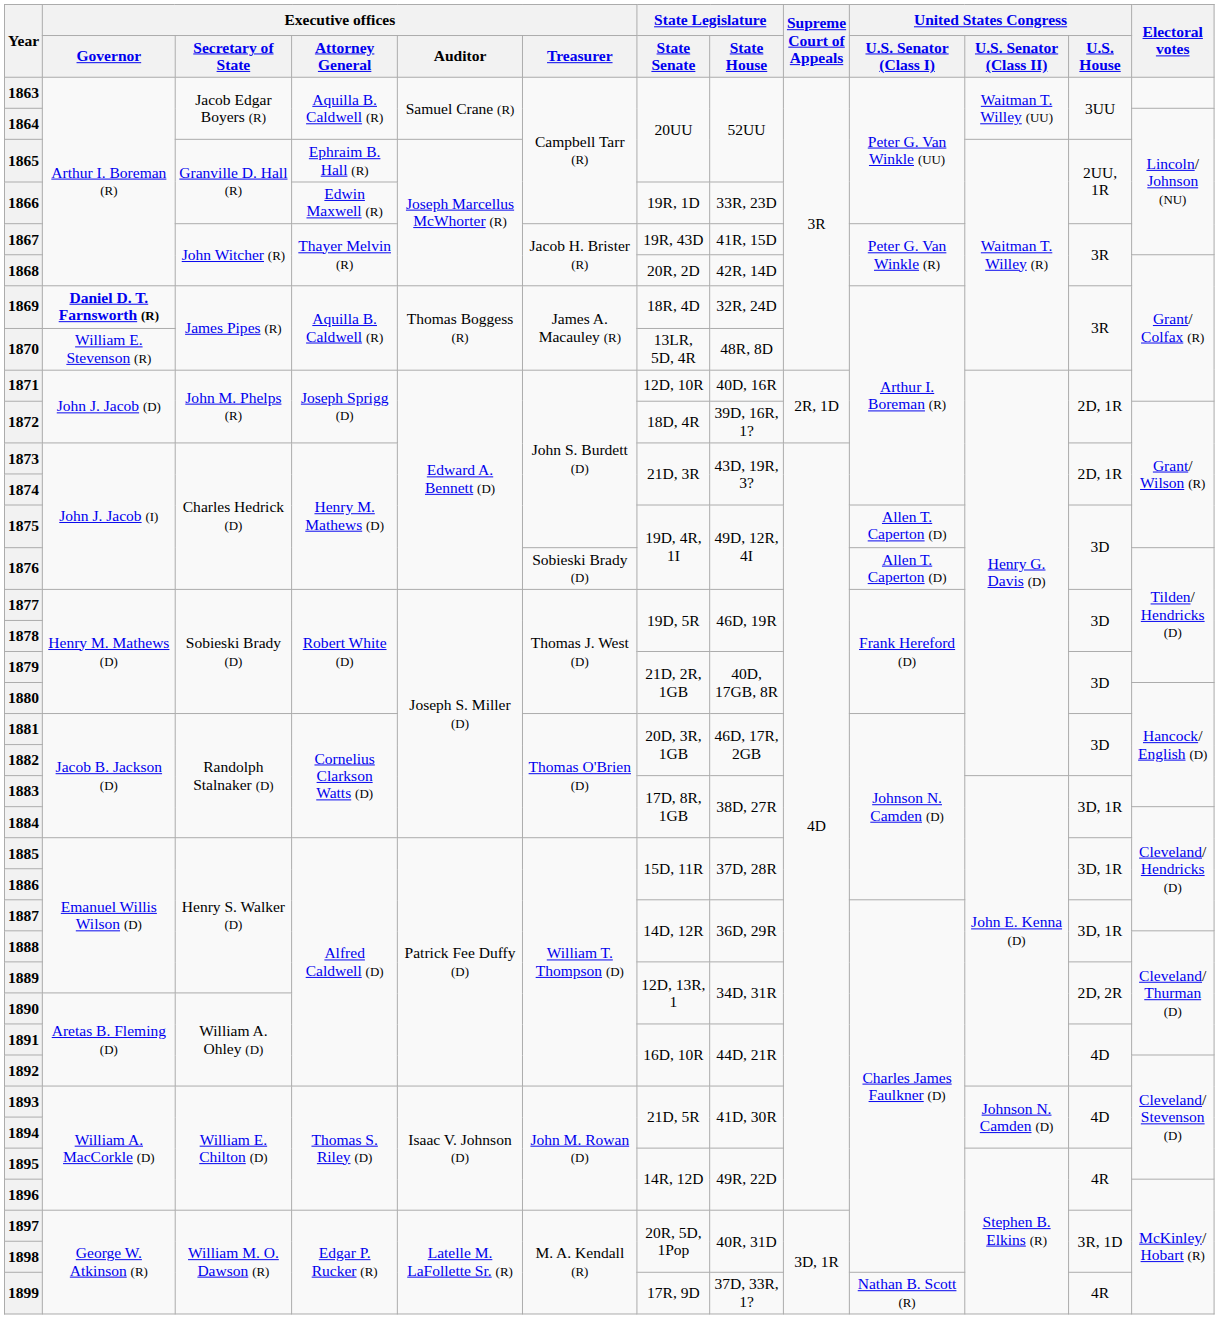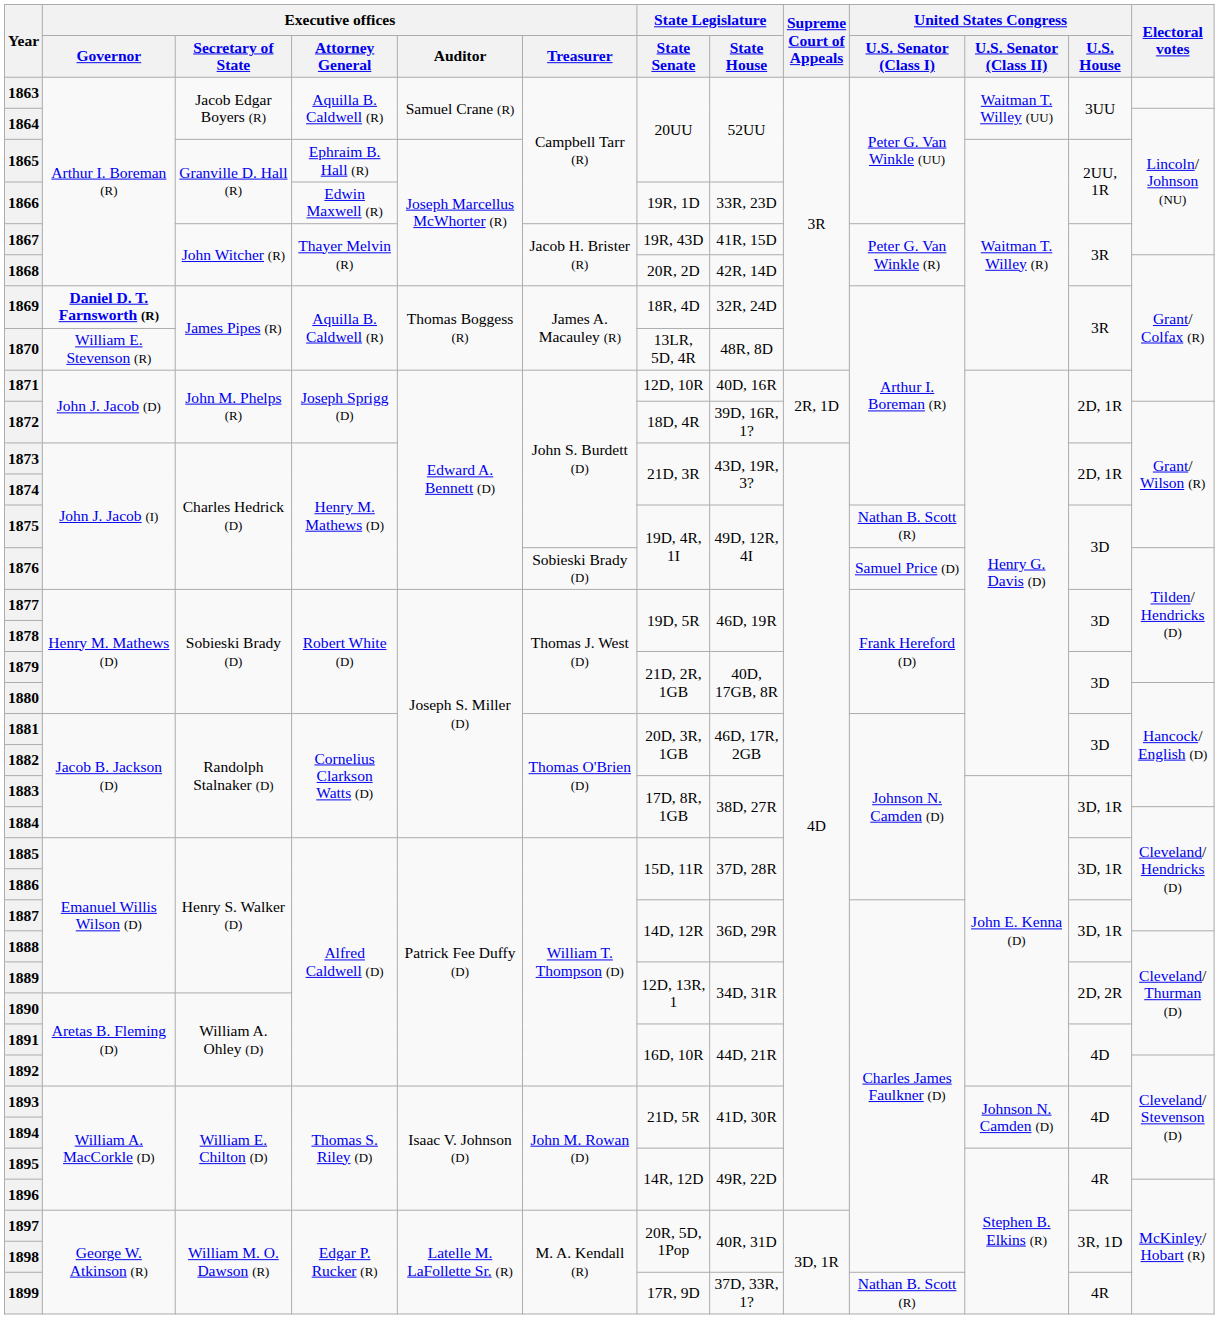(907, 526) Allen T. Caperton (D) -> (907, 526) Nathan B. Scott (R)
(907, 568) Allen T. Caperton (D) -> (907, 568) Samuel Price (D)
